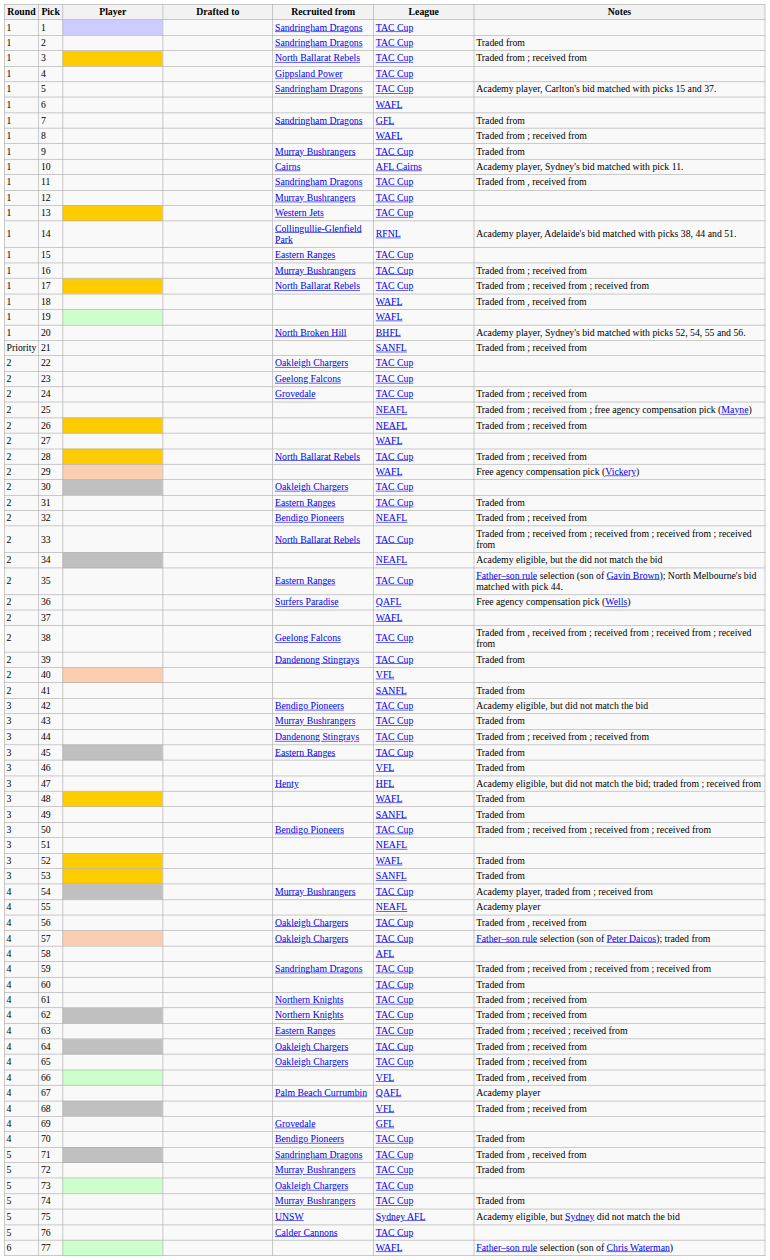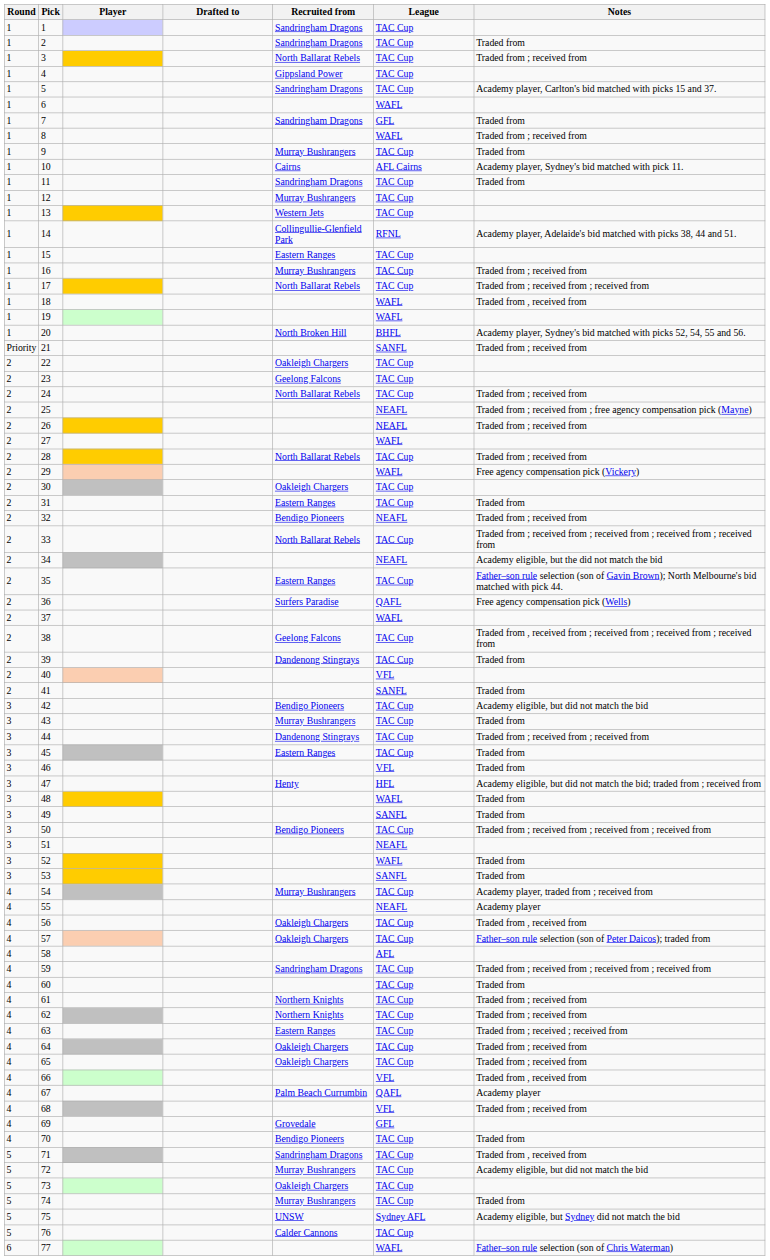(531, 182) Traded from , received from -> (501, 182) Traded from
(295, 394) Grovedale -> (318, 394) North Ballarat Rebels
(501, 1170) Traded from -> (562, 1170) Academy eligible, but did not match the bid
